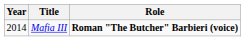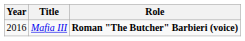(17, 28) 2014 -> (17, 28) 2016
